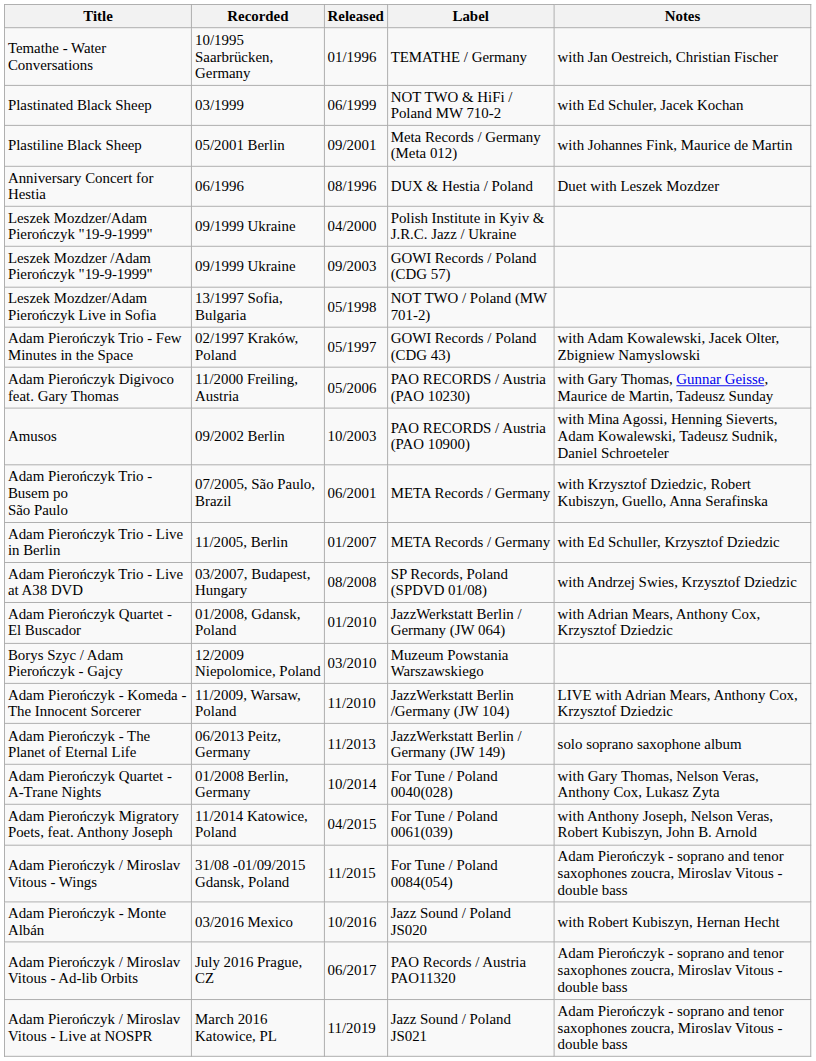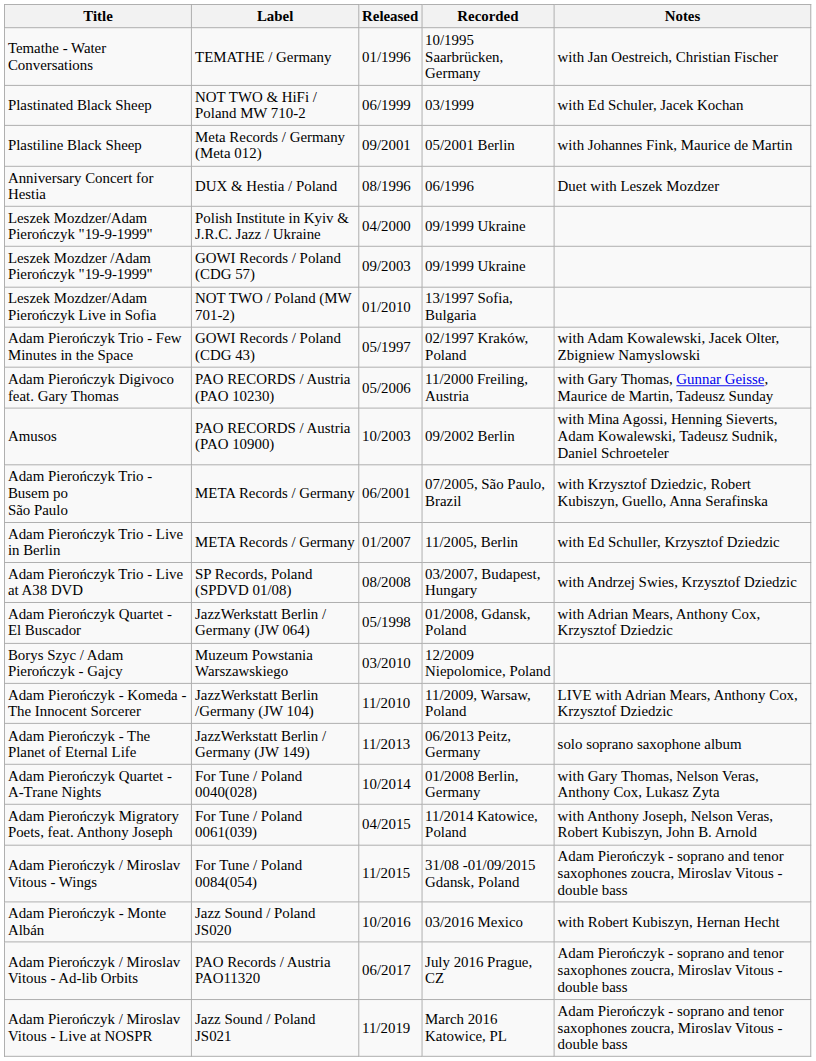columns swapped: (258, 16) <-> (471, 16)
(352, 307) 05/1998 -> (386, 307) 01/2010
(352, 622) 01/2010 -> (386, 622) 05/1998
